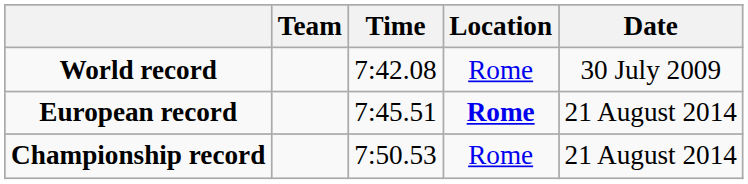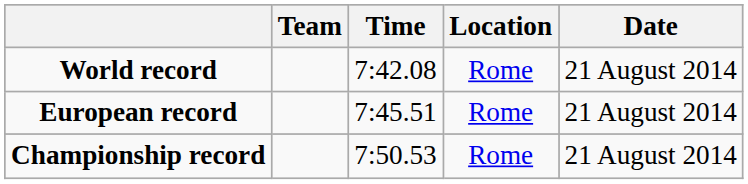(651, 69) 30 July 2009 -> (651, 69) 21 August 2014
(501, 112) bold -> (501, 112) normal
